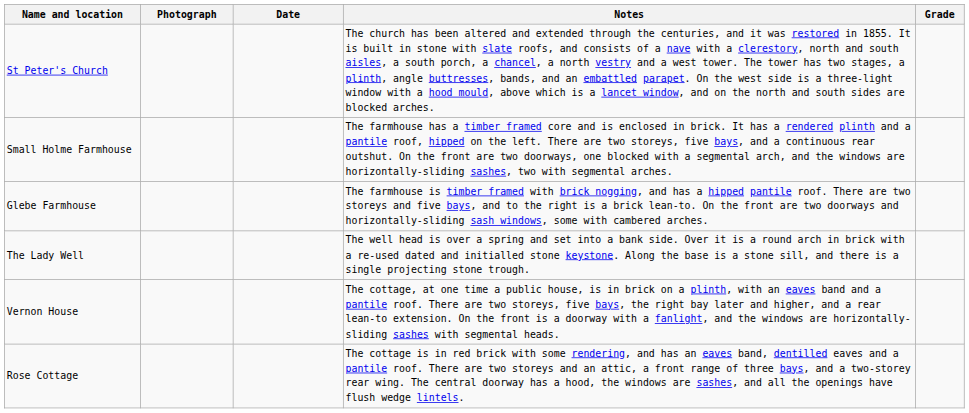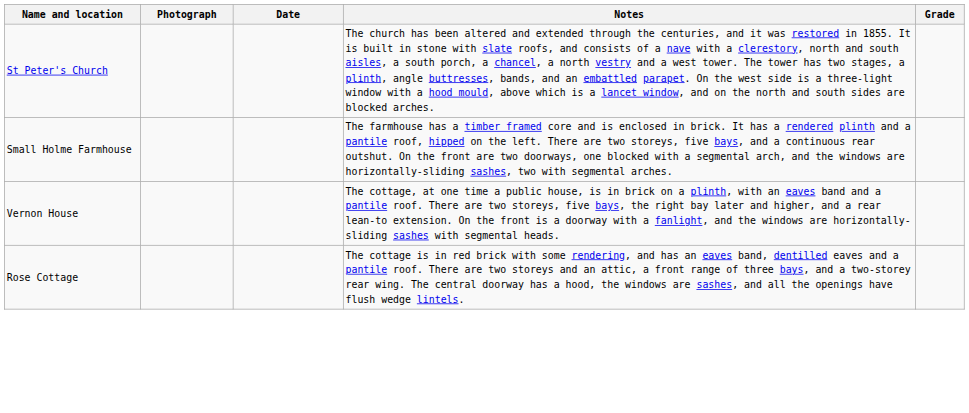- row: (51, 206)
- row: (45, 255)
